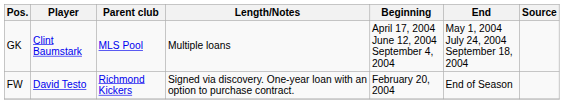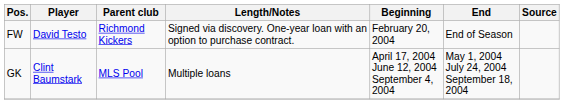rows swapped: (15, 85) <-> (14, 46)
